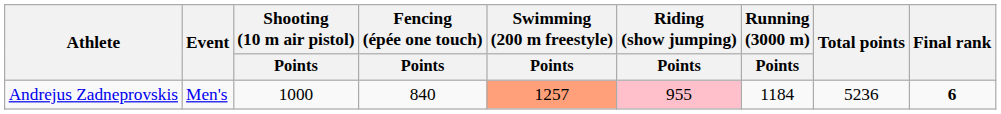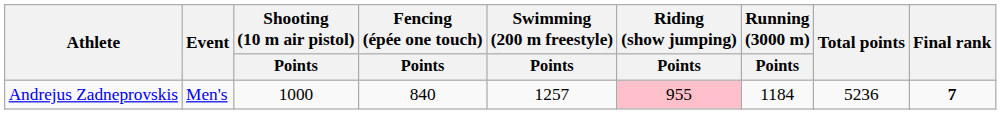(552, 95) lightsalmon background -> (552, 95) no background
(952, 95) 6 -> (952, 95) 7
